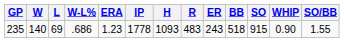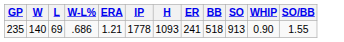- column: (192, 12)
(112, 29) 1.23 -> (112, 29) 1.21
(214, 29) 243 -> (192, 29) 241
(259, 29) 915 -> (236, 29) 913
